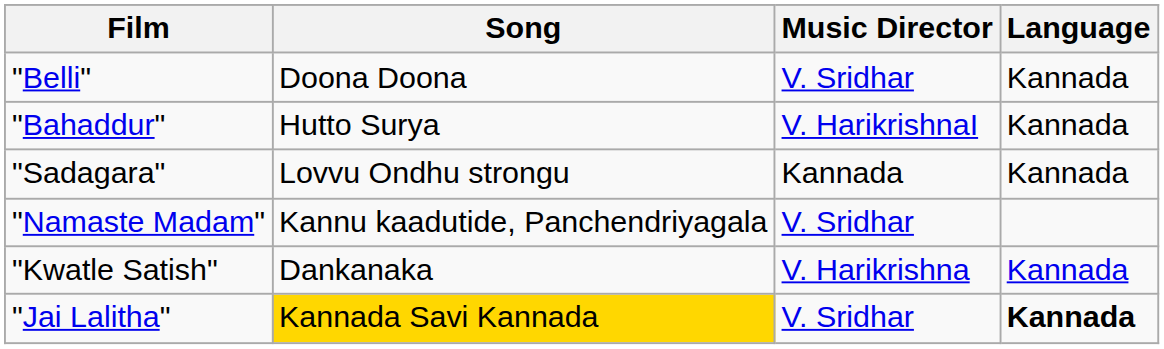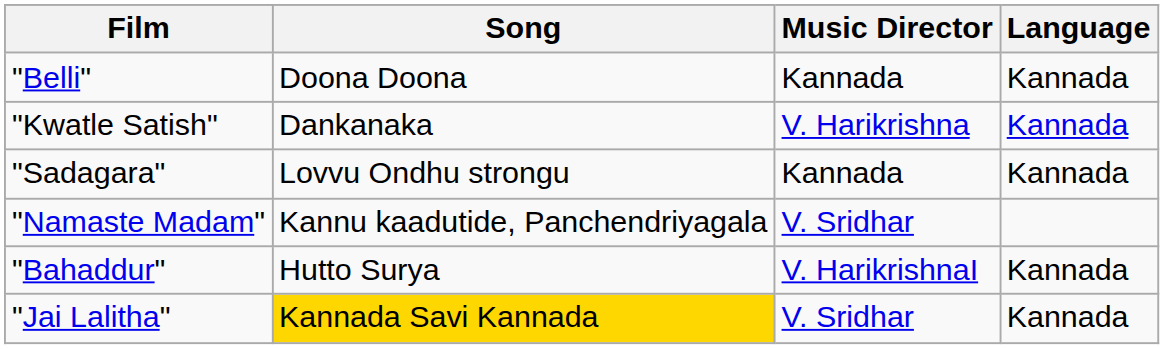(848, 76) V. Sridhar -> (842, 76) Kannada
rows swapped: (115, 269) <-> (89, 125)
(1071, 317) bold -> (1068, 317) normal
